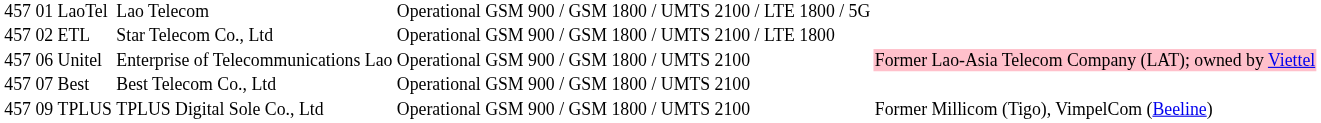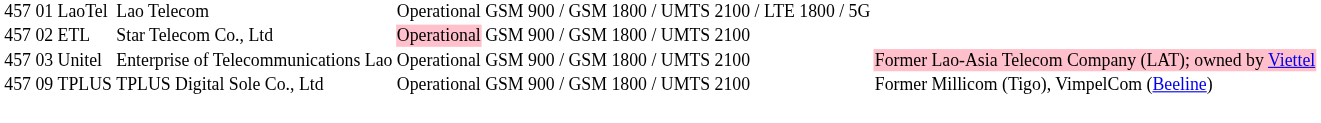(439, 35) no background -> (439, 35) pink background
(660, 35) GSM 900 / GSM 1800 / UMTS 2100 / LTE 1800 -> (618, 35) GSM 900 / GSM 1800 / UMTS 2100
(44, 60) 06 -> (44, 60) 03
- row: (73, 84)
